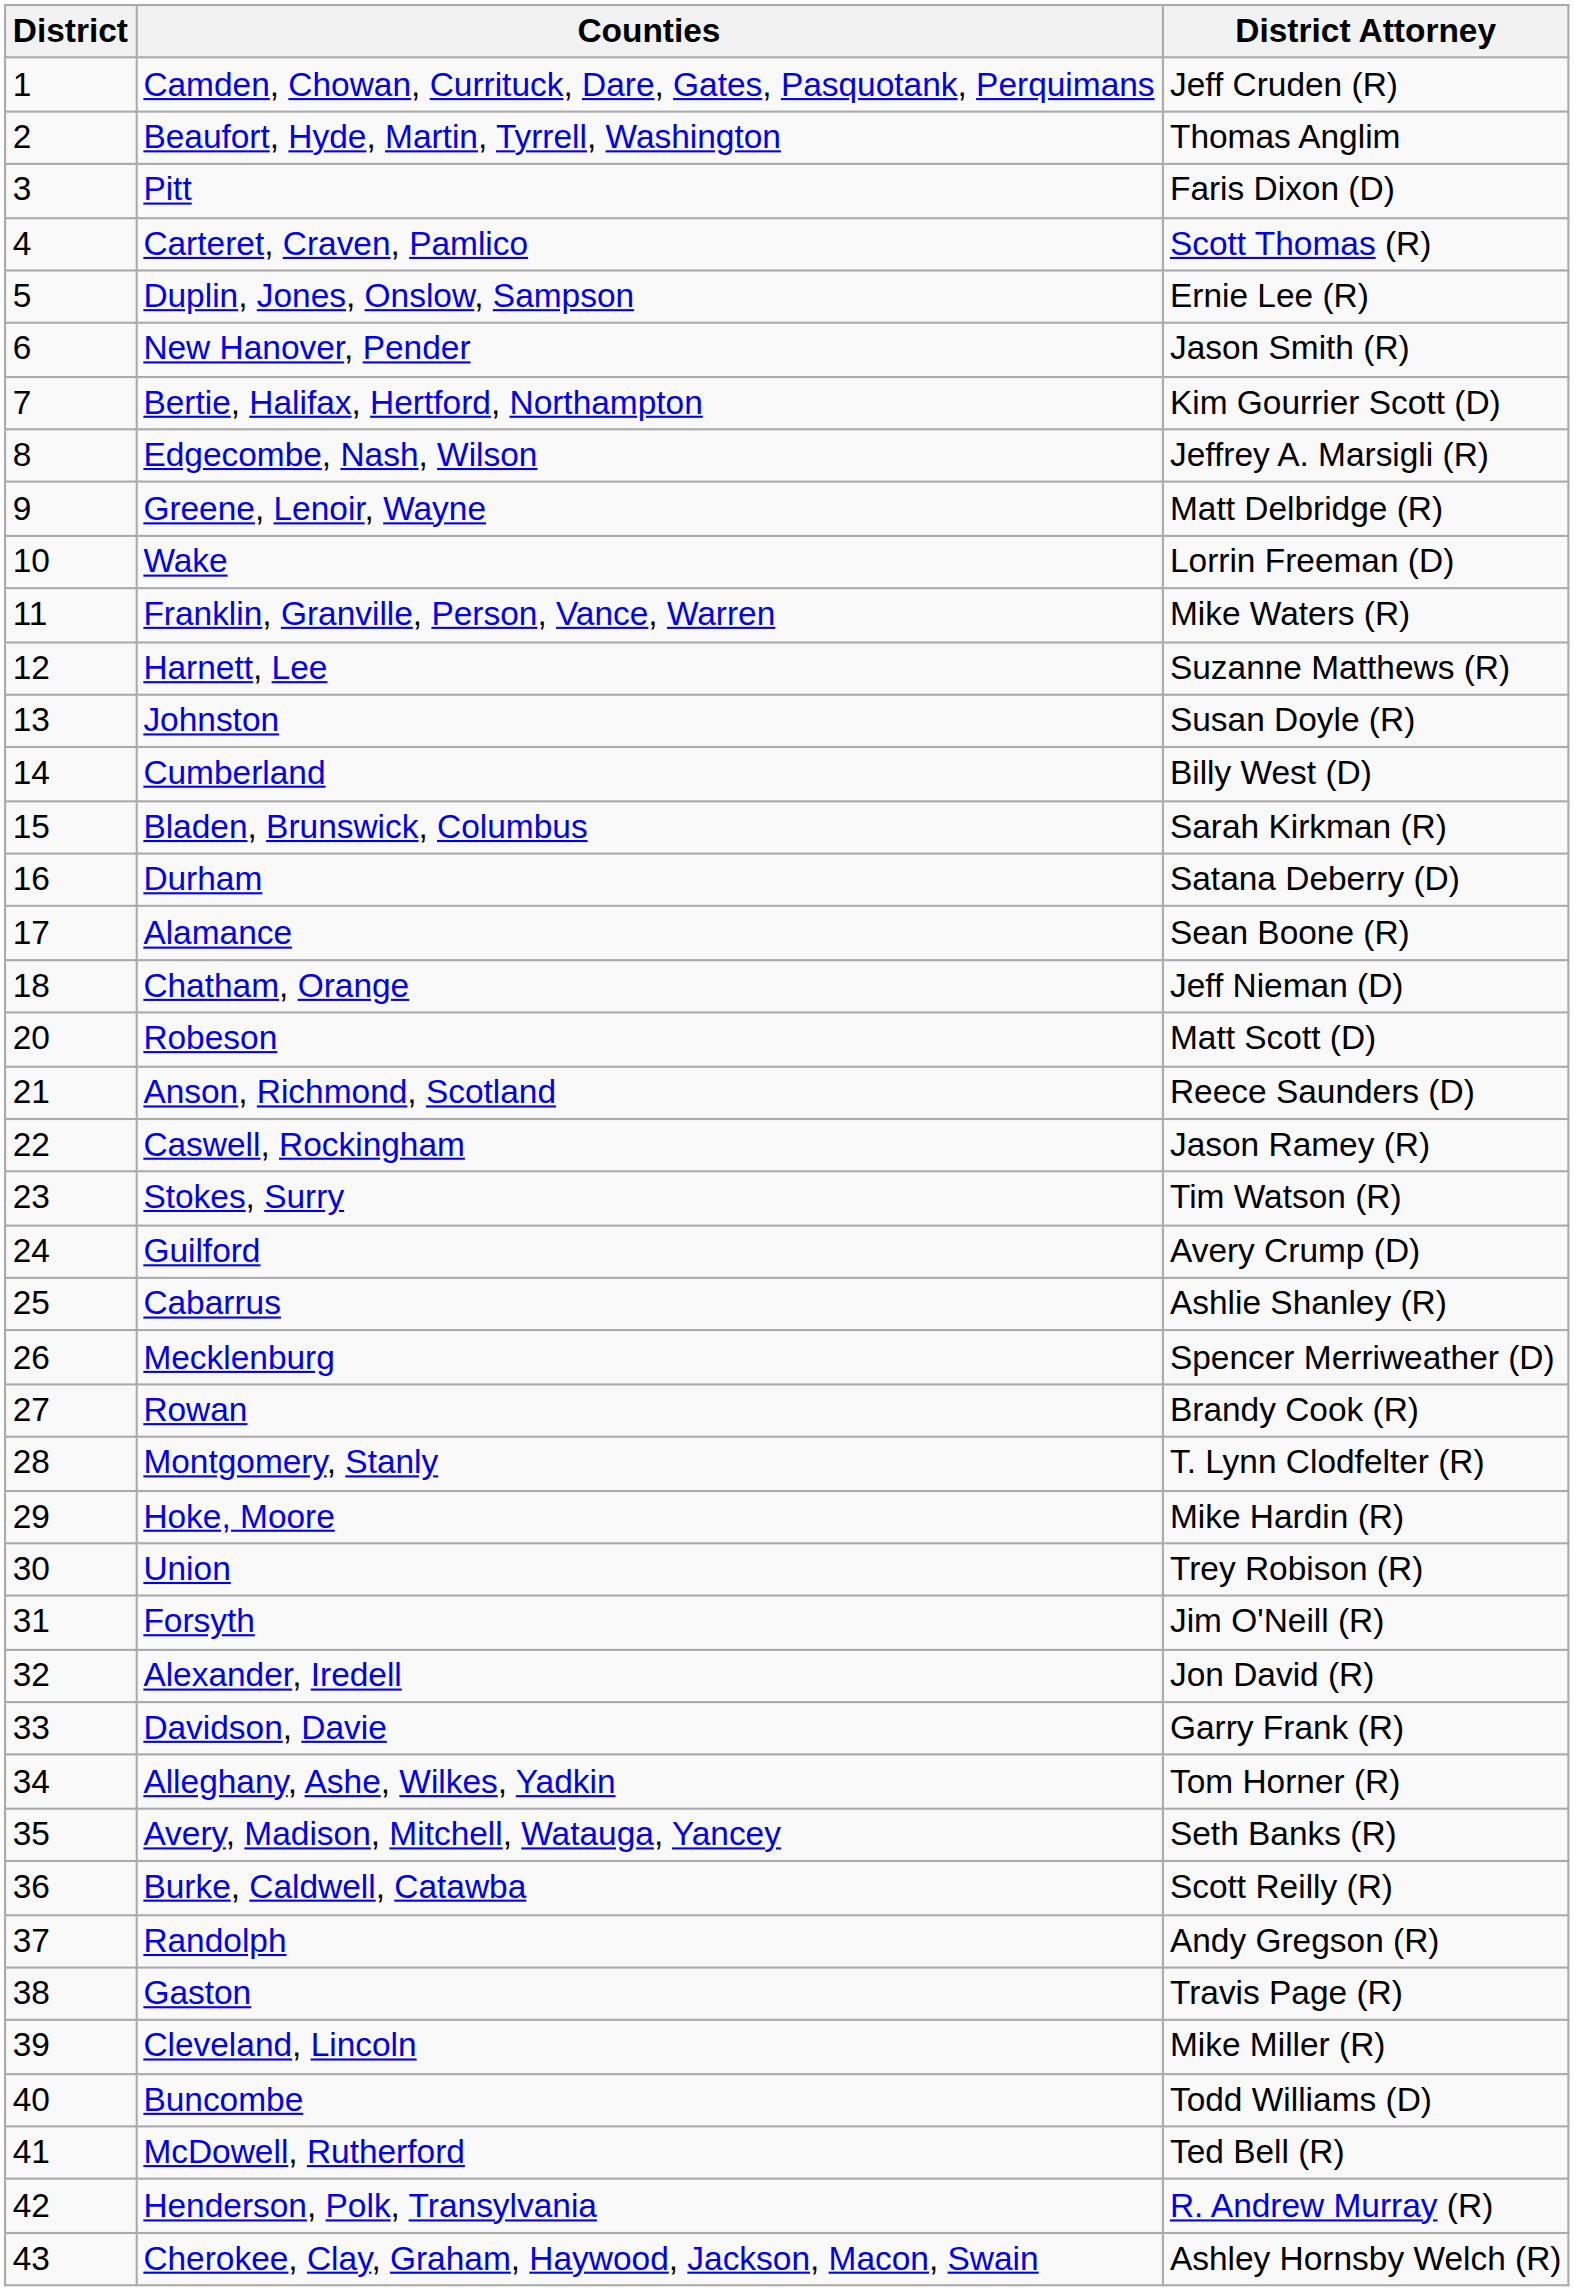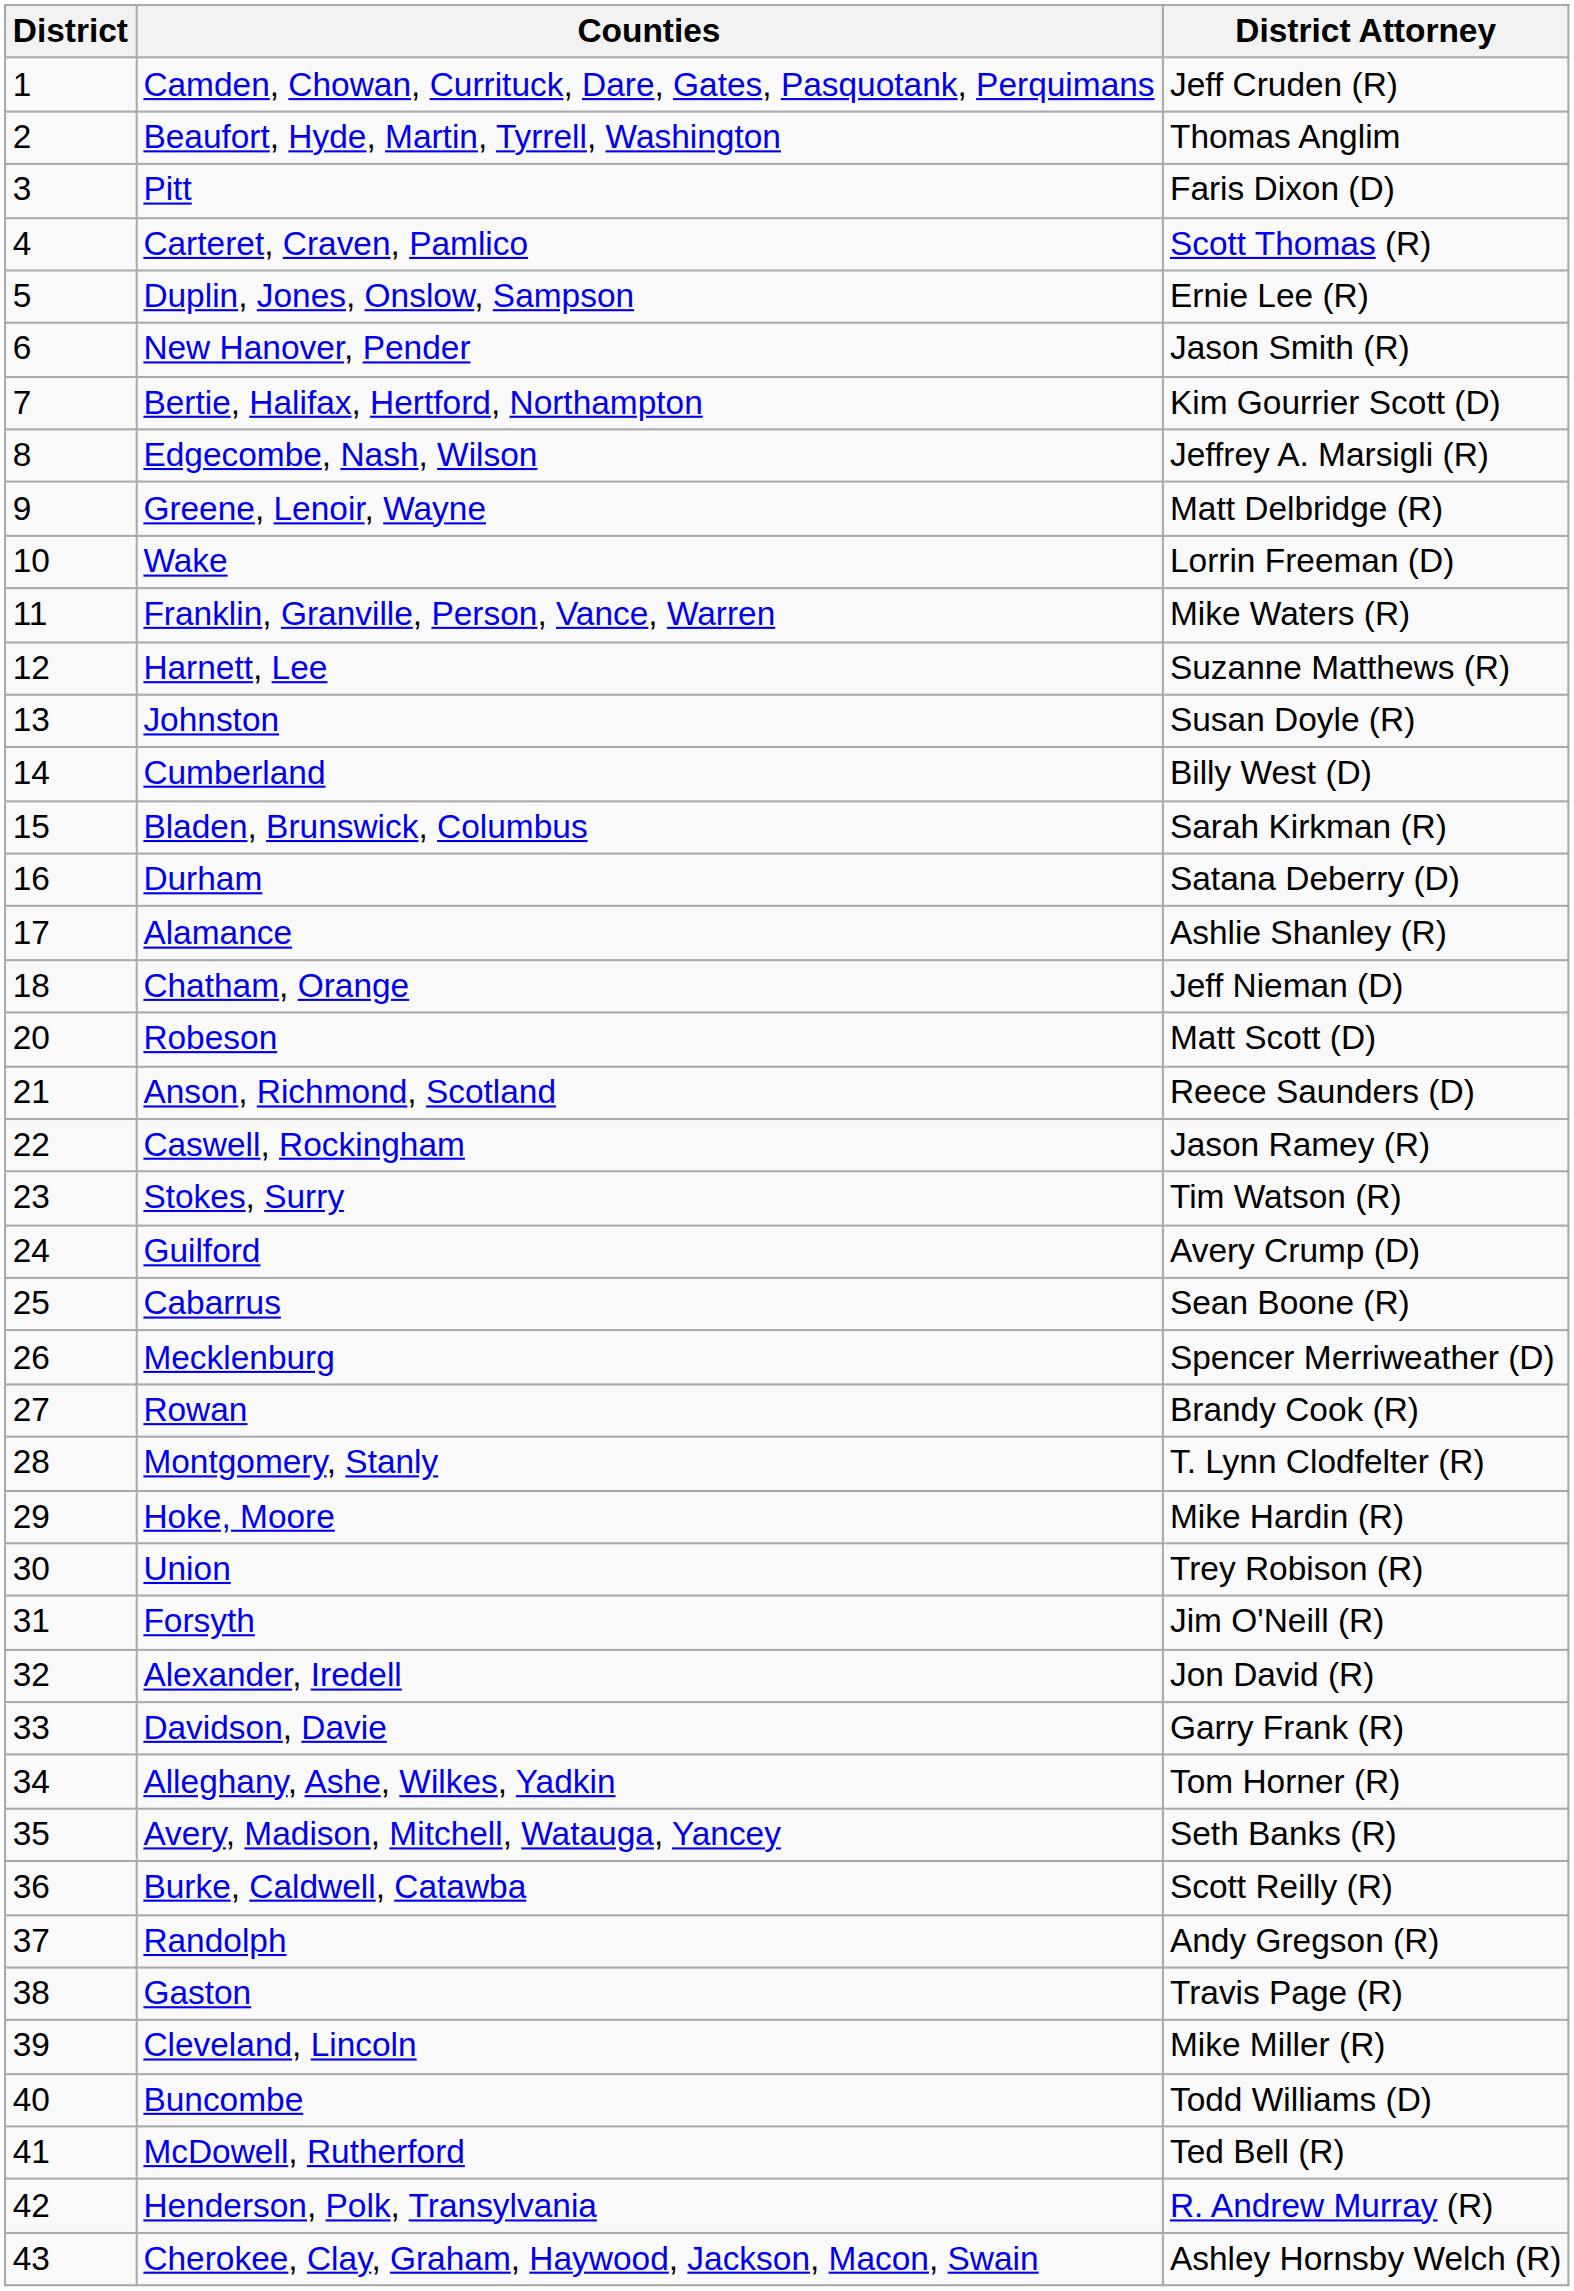(1290, 932) Sean Boone (R) -> (1308, 932) Ashlie Shanley (R)
(1308, 1303) Ashlie Shanley (R) -> (1290, 1303) Sean Boone (R)
